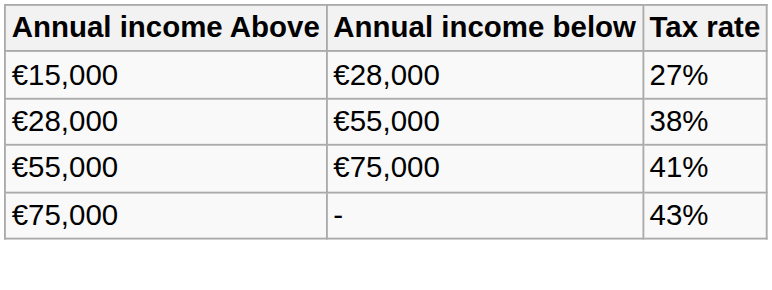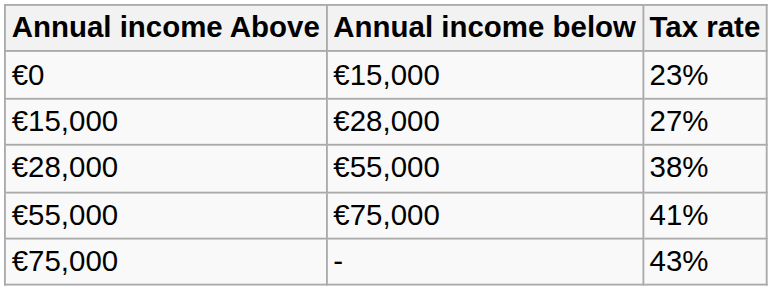+ row: (28, 74)
